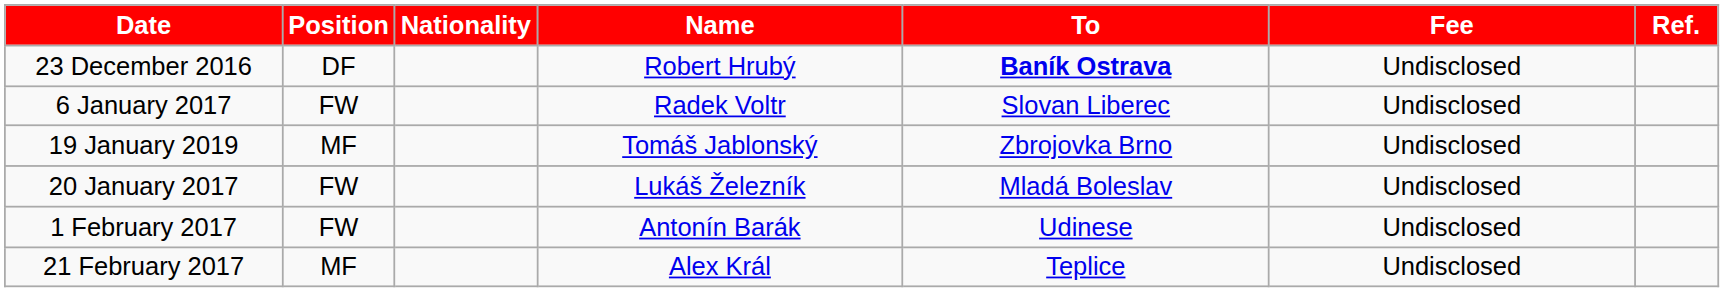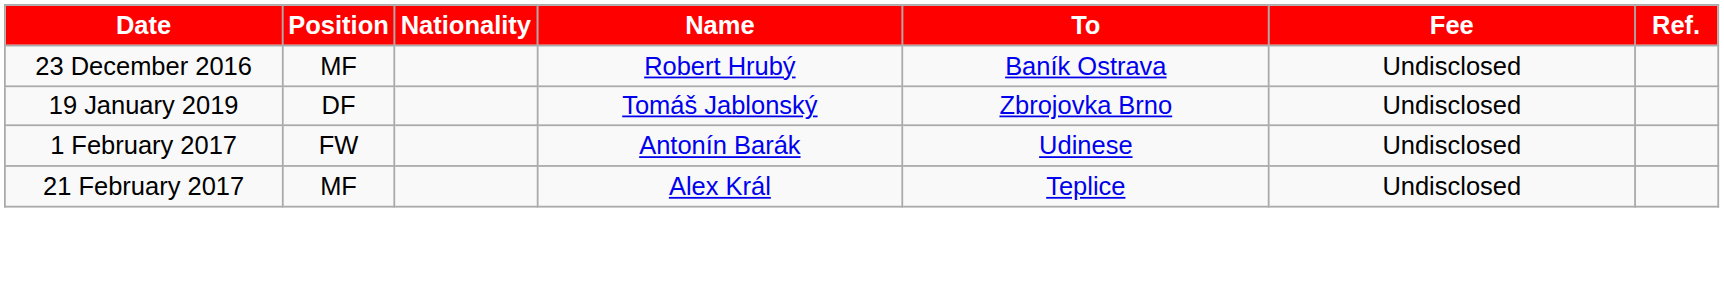(339, 66) DF -> (339, 66) MF
(1086, 66) bold -> (1086, 66) normal
- row: (144, 106)
(339, 146) MF -> (339, 106) DF
- row: (144, 186)
